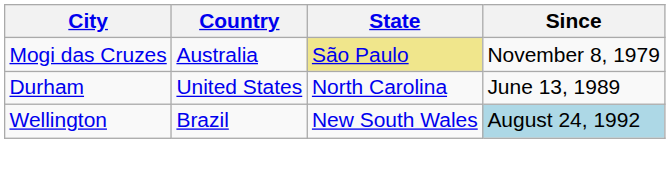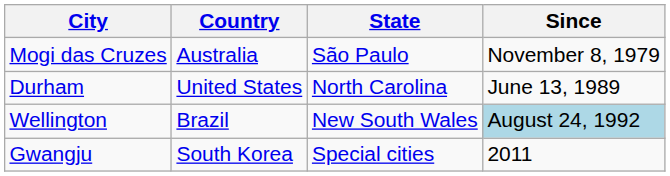(360, 54) khaki background -> (360, 54) no background
+ row: (51, 154)
